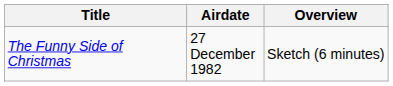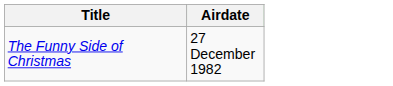- column: (326, 15)
